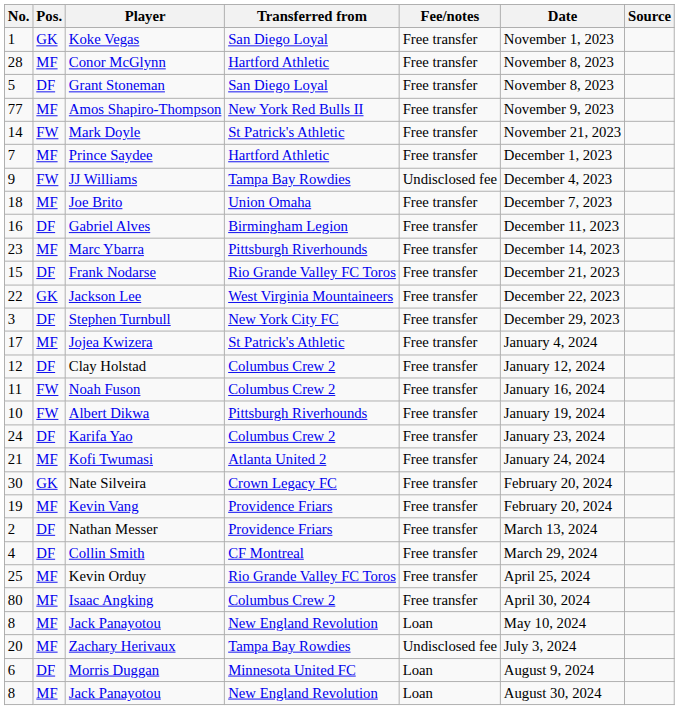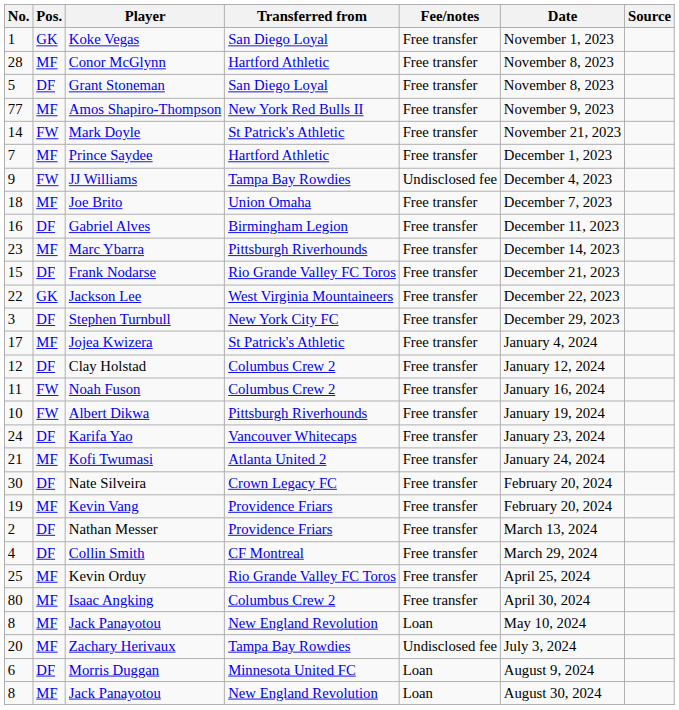(282, 436) Columbus Crew 2 -> (292, 436) Vancouver Whitecaps
(47, 483) GK -> (46, 483) DF
